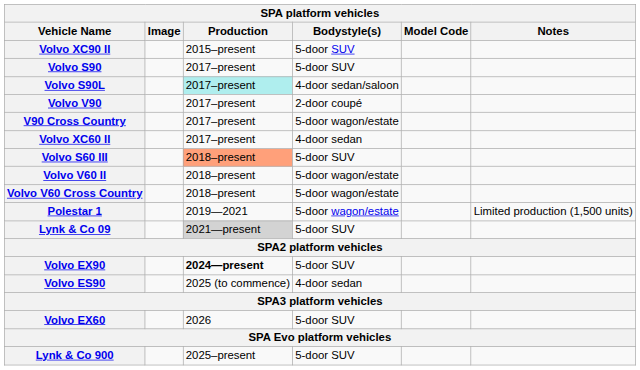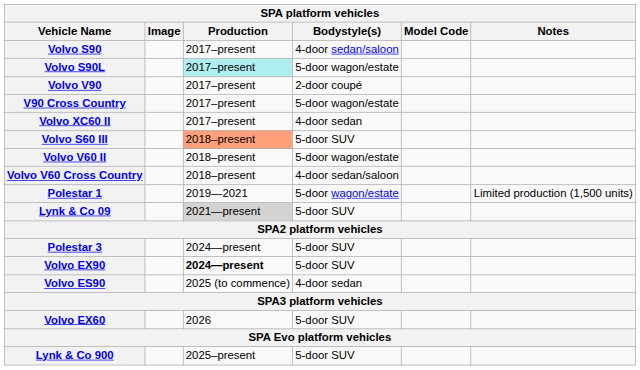- row: (75, 49)
(325, 67) 5-door SUV -> (347, 49) 4-door sedan/saloon
(347, 85) 4-door sedan/saloon -> (347, 67) 5-door wagon/estate
(347, 193) 5-door wagon/estate -> (347, 175) 4-door sedan/saloon
+ row: (75, 247)
